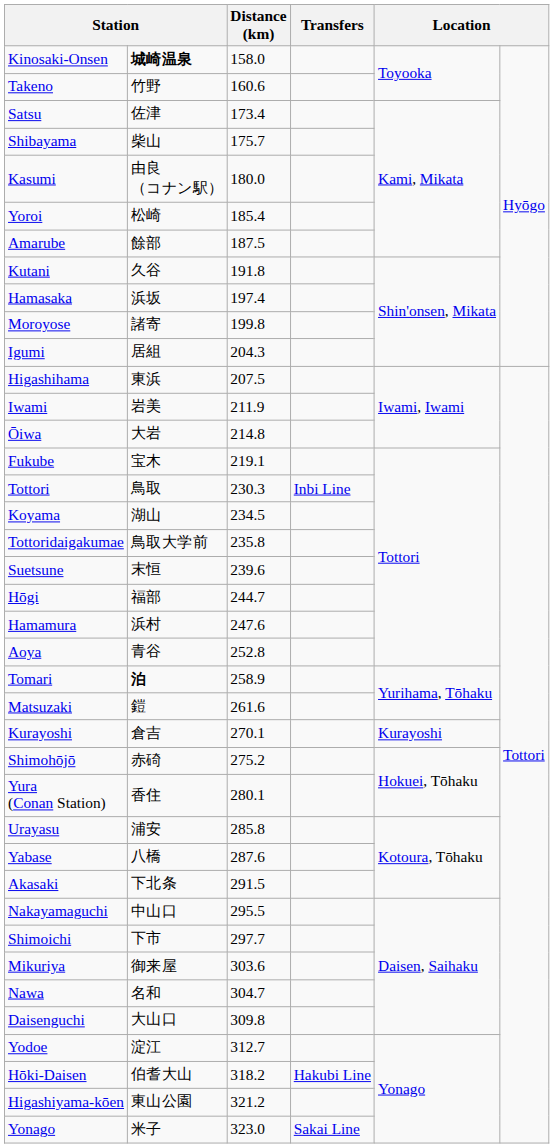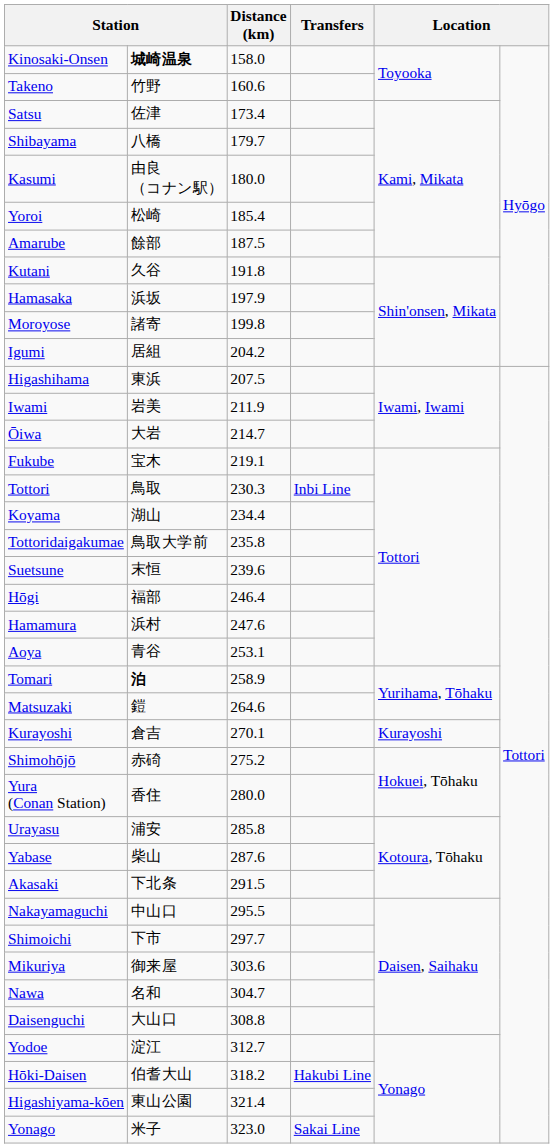(146, 140) 柴山 -> (146, 140) 八橋
(248, 141) 175.7 -> (248, 141) 179.7
(248, 297) 197.4 -> (248, 297) 197.9
(248, 352) 204.3 -> (248, 352) 204.2
(248, 434) 214.8 -> (248, 434) 214.7
(248, 515) 234.5 -> (248, 515) 234.4
(248, 597) 244.7 -> (248, 597) 246.4
(248, 651) 252.8 -> (248, 651) 253.1
(248, 706) 261.6 -> (248, 706) 264.6
(248, 795) 280.1 -> (248, 795) 280.0
(146, 856) 八橋 -> (146, 856) 柴山
(248, 1020) 309.8 -> (248, 1020) 308.8
(248, 1102) 321.2 -> (248, 1102) 321.4
